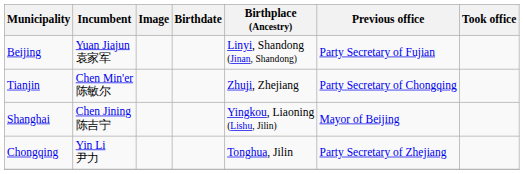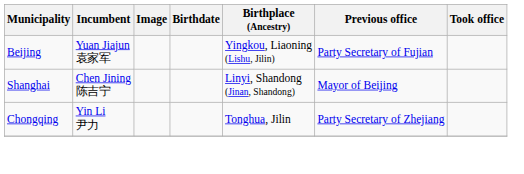(266, 52) Linyi, Shandong (Jinan, Shandong) -> (269, 52) Yingkou, Liaoning (Lishu, Jilin)
- row: (23, 85)
(271, 119) Yingkou, Liaoning (Lishu, Jilin) -> (263, 85) Linyi, Shandong (Jinan, Shandong)
